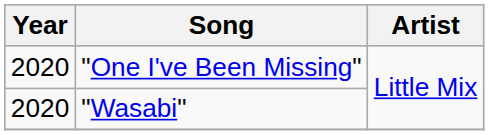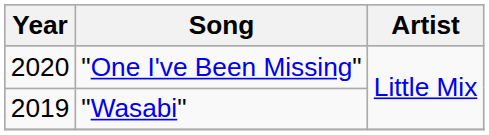(40, 108) 2020 -> (40, 108) 2019
